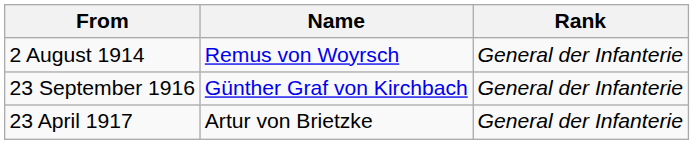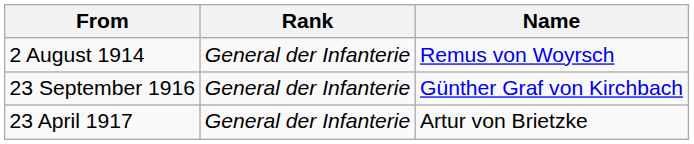columns swapped: (580, 21) <-> (336, 21)
